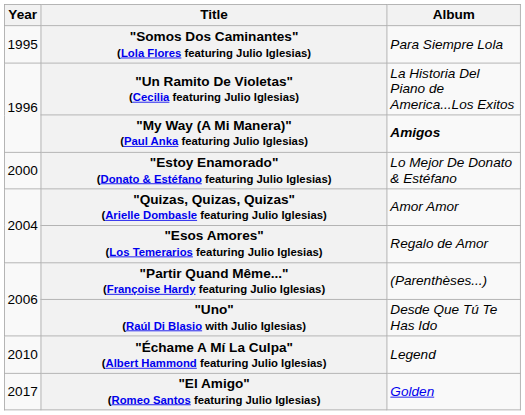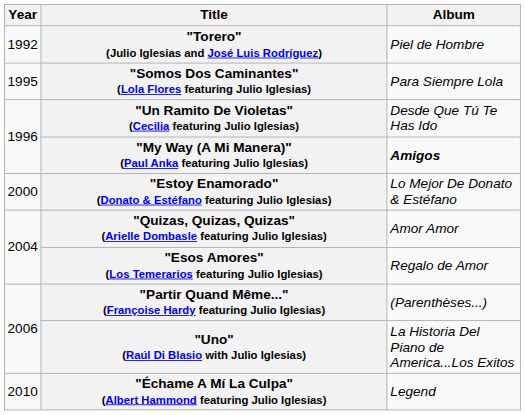+ row: (214, 44)
(452, 89) La Historia Del Piano de America...Los Exitos -> (444, 118) Desde Que Tú Te Has Ido
(444, 317) Desde Que Tú Te Has Ido -> (452, 347) La Historia Del Piano de America...Los Exitos
- row: (214, 391)
